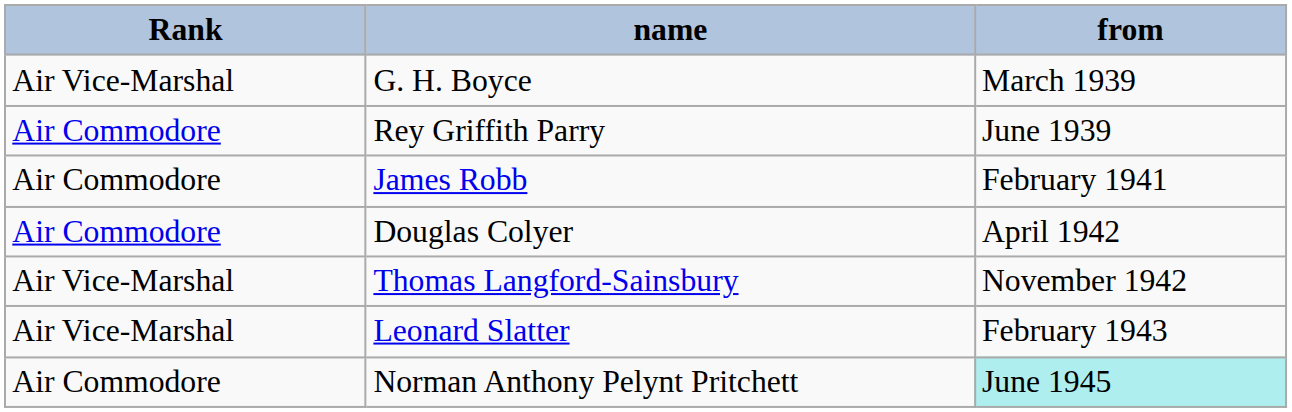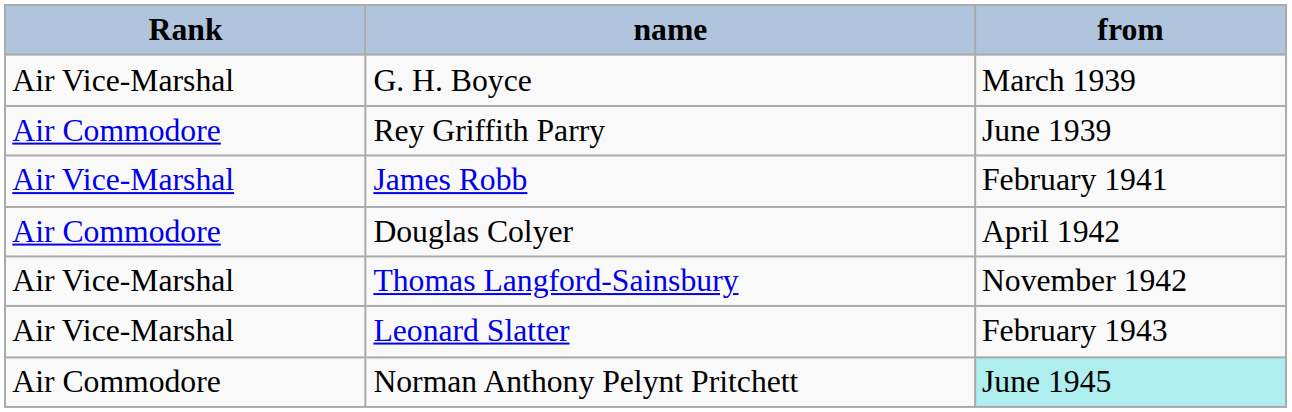(117, 180) Air Commodore -> (123, 180) Air Vice-Marshal
